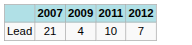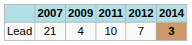+ column: (172, 13)
